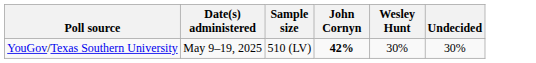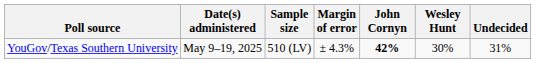+ column: (337, 21)
(455, 48) 30% -> (500, 48) 31%
